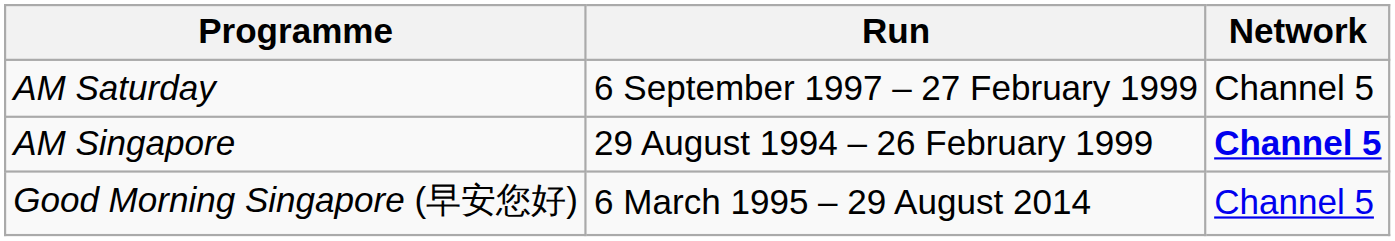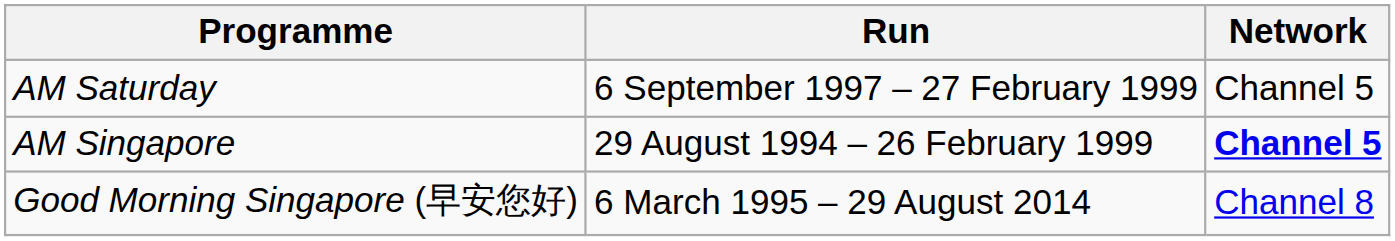(1294, 202) Channel 5 -> (1294, 202) Channel 8
